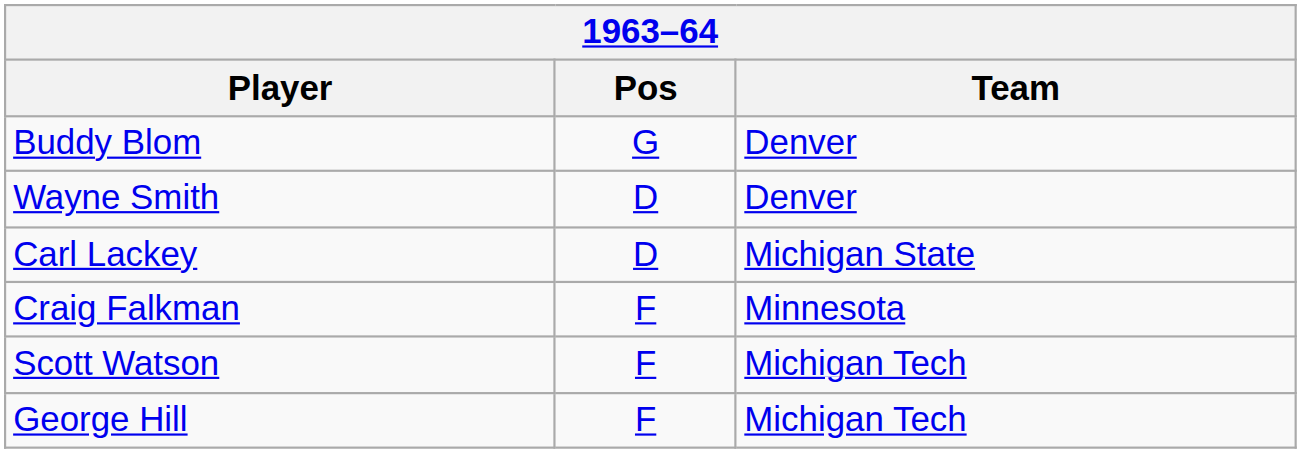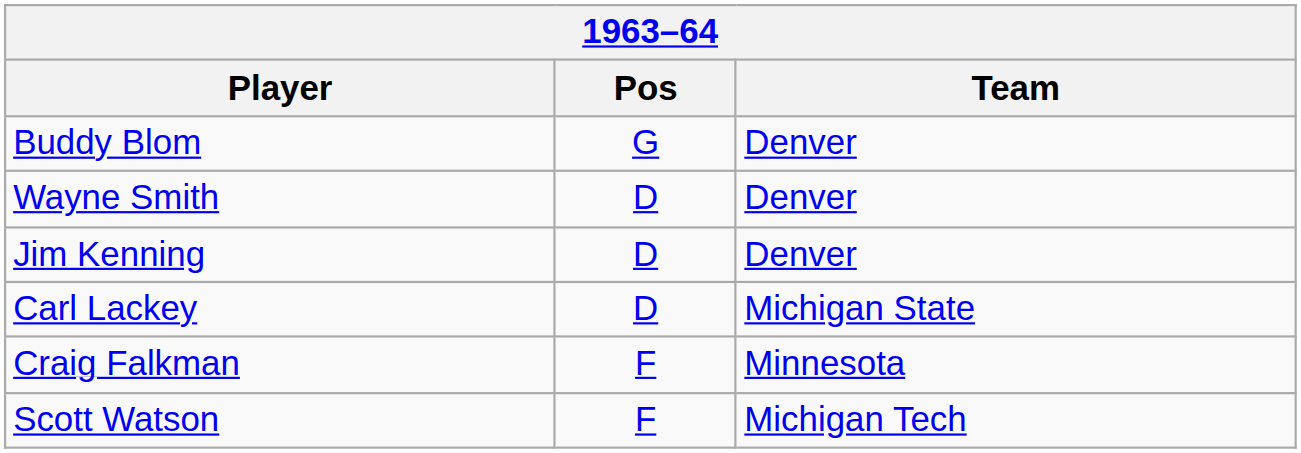+ row: (109, 253)
- row: (100, 419)
